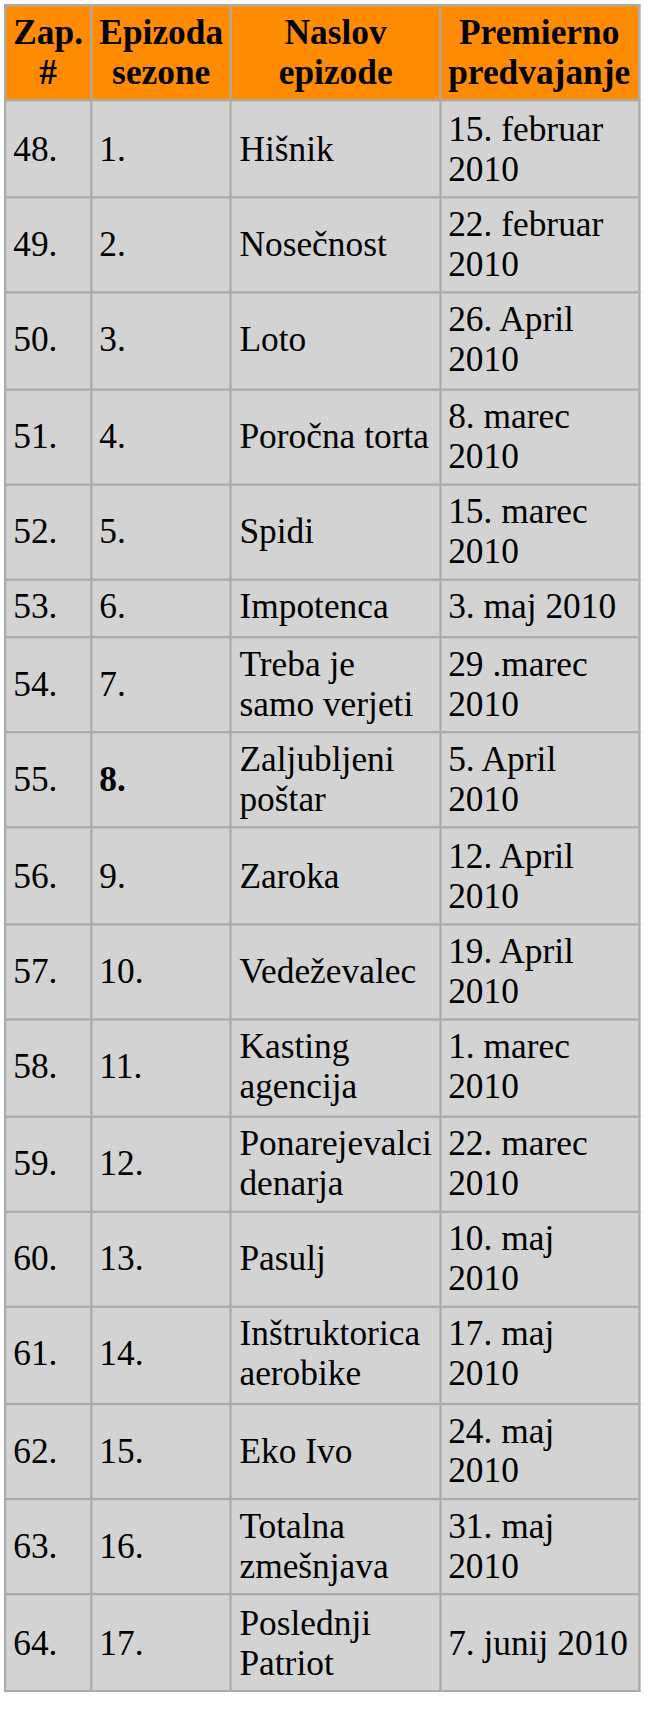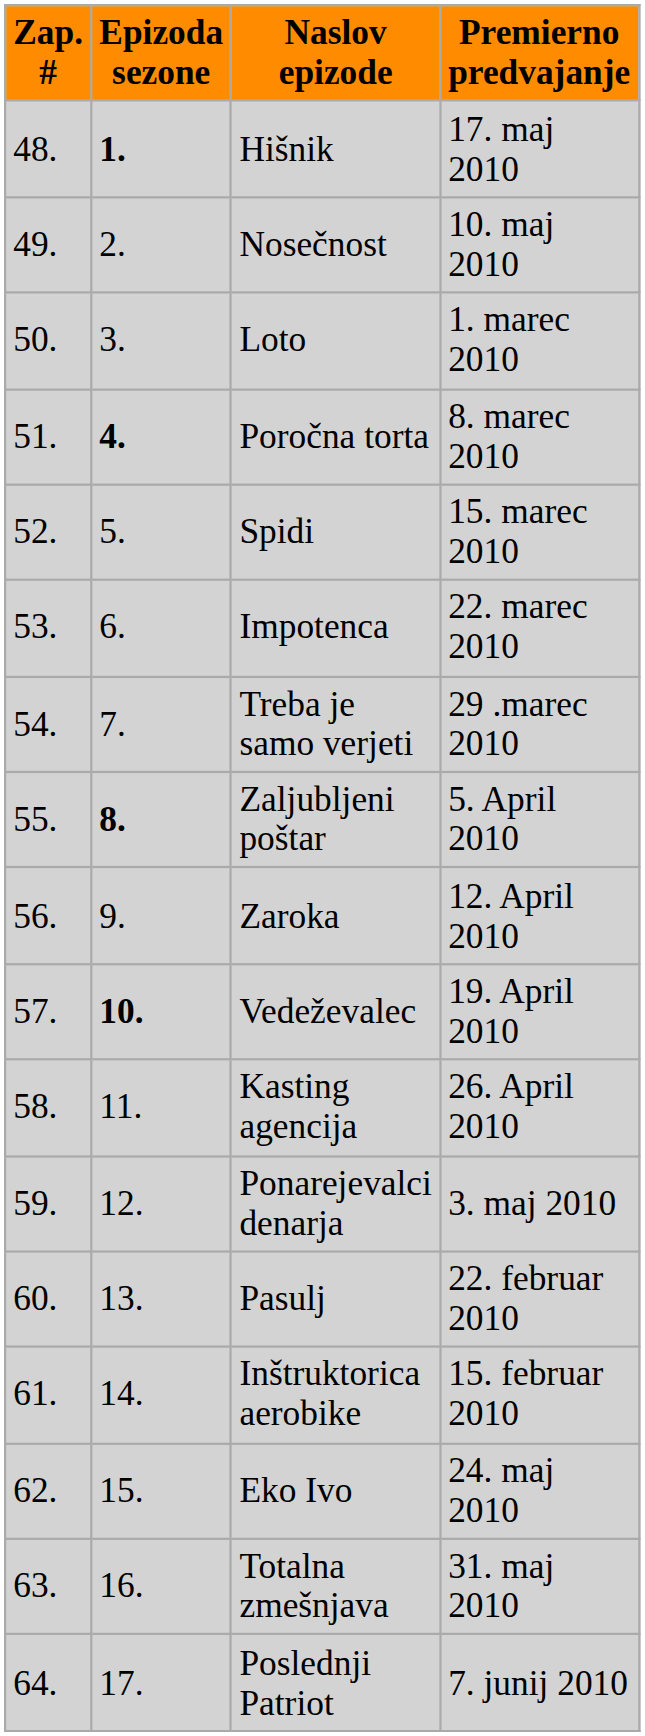(113, 148) normal -> (113, 148) bold
(526, 148) 15. februar 2010 -> (501, 148) 17. maj 2010
(526, 244) 22. februar 2010 -> (501, 244) 10. maj 2010
(511, 340) 26. April 2010 -> (509, 340) 1. marec 2010
(113, 435) normal -> (113, 435) bold
(532, 607) 3. maj 2010 -> (518, 627) 22. marec 2010
(121, 971) normal -> (121, 1011) bold
(509, 1067) 1. marec 2010 -> (511, 1106) 26. April 2010
(518, 1162) 22. marec 2010 -> (532, 1202) 3. maj 2010
(501, 1258) 10. maj 2010 -> (526, 1298) 22. februar 2010
(501, 1354) 17. maj 2010 -> (526, 1394) 15. februar 2010
